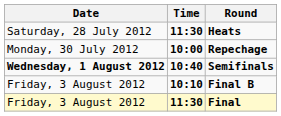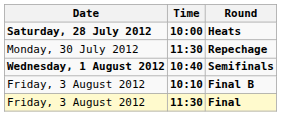(79, 31) normal -> (79, 31) bold
(186, 31) 11:30 -> (186, 31) 10:00
(186, 49) 10:00 -> (186, 49) 11:30
